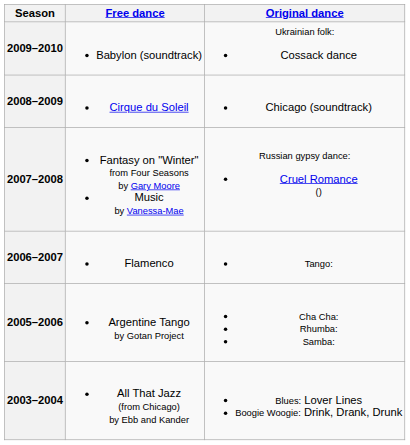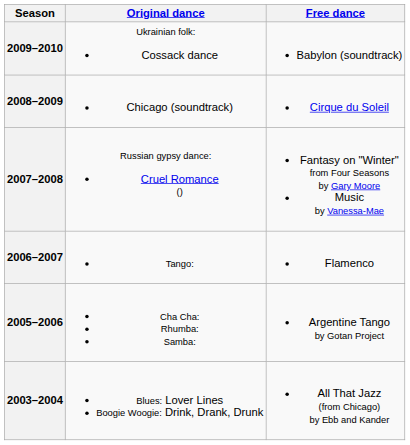columns swapped: (305, 13) <-> (135, 13)
